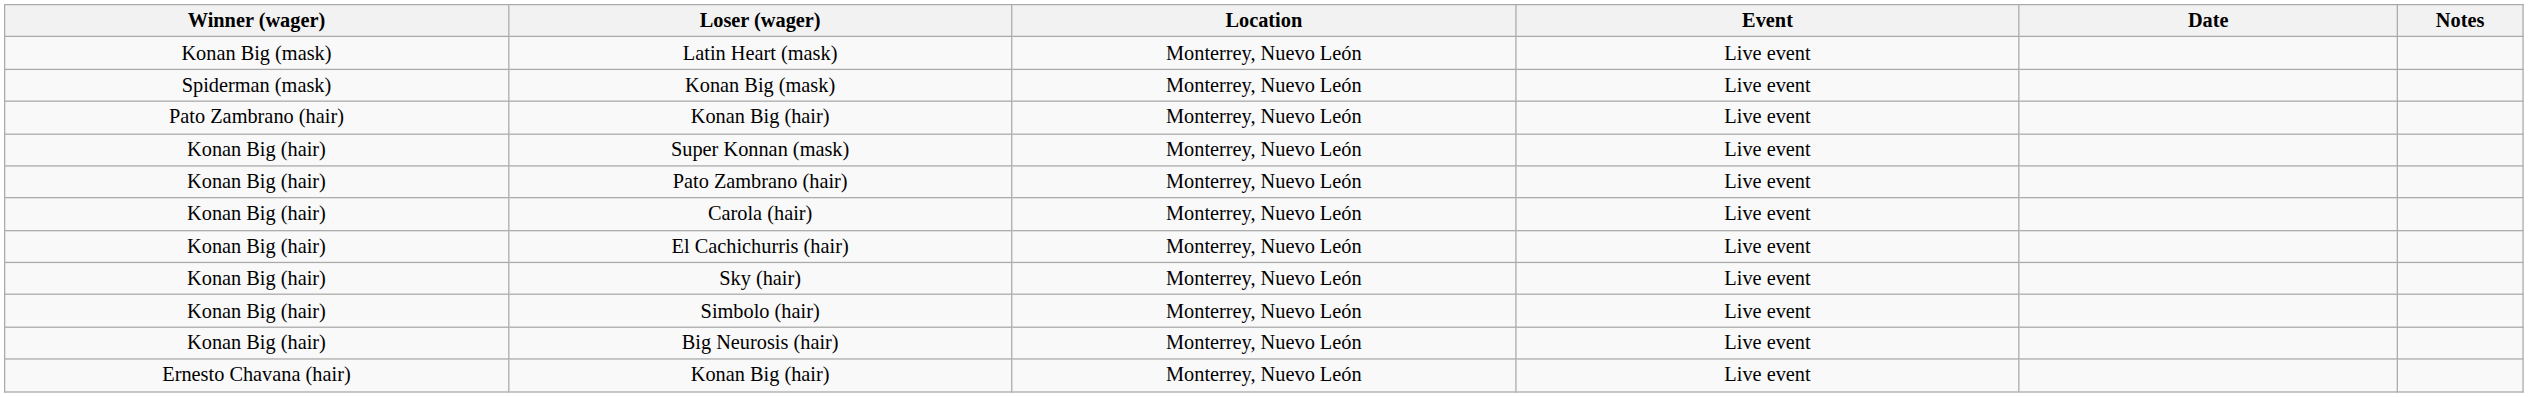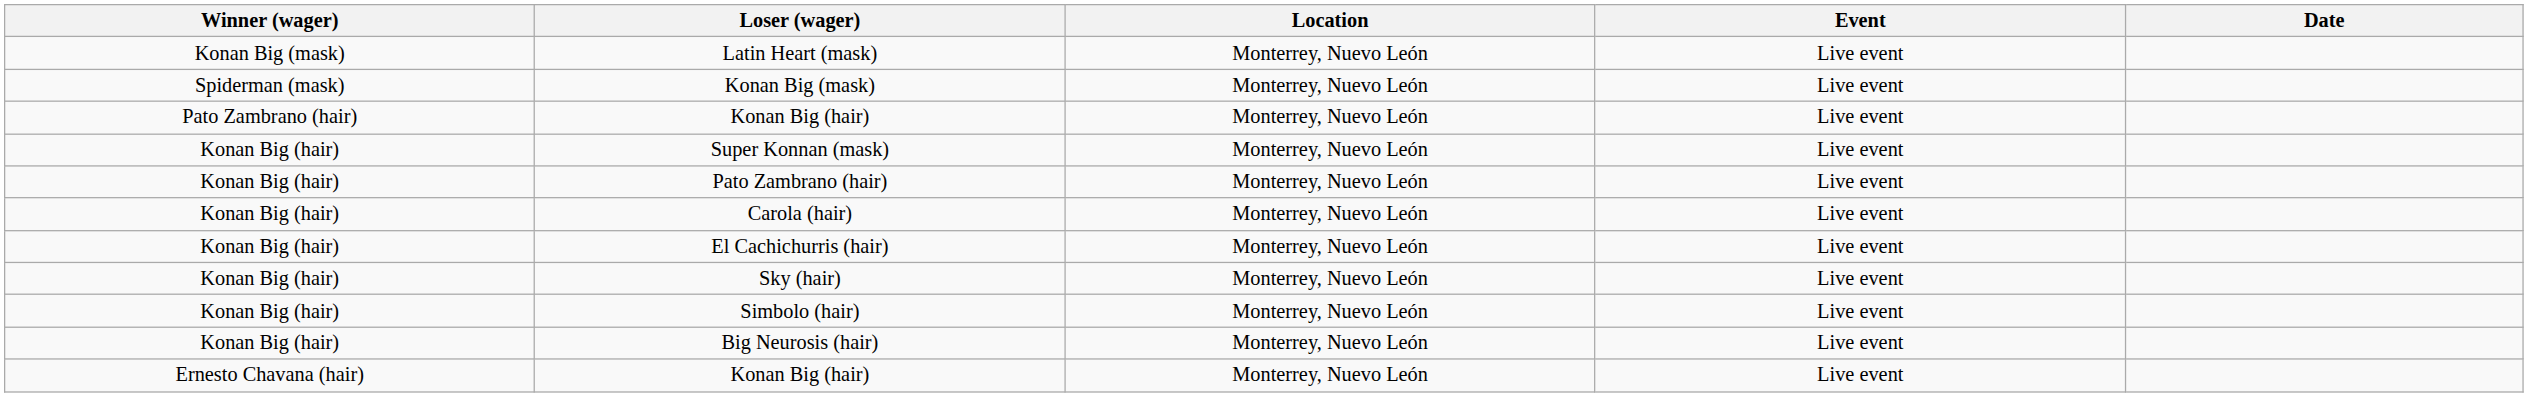- column: (2460, 20)
